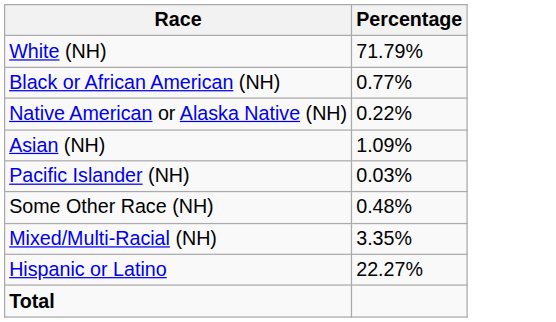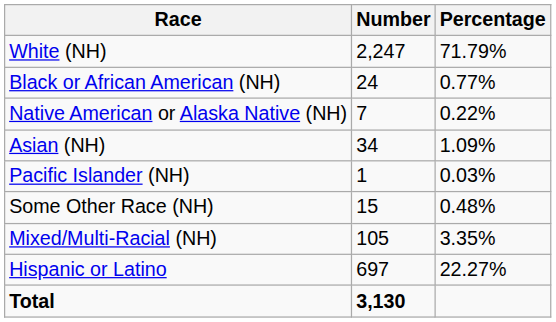+ column: (393, 20)
